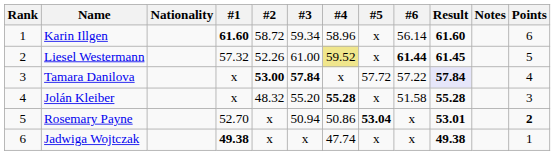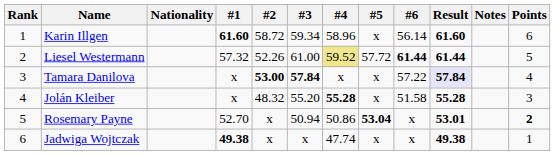(376, 56) x -> (376, 56) 57.72
(451, 56) 61.45 -> (451, 56) 61.44
(376, 77) 57.72 -> (376, 77) x
